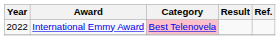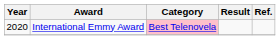(17, 27) 2022 -> (17, 27) 2020
